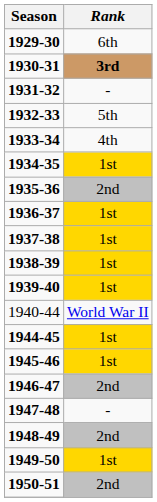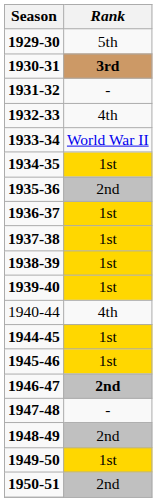(108, 41) 6th -> (108, 41) 5th
(108, 115) 5th -> (108, 115) 4th
(108, 139) 4th -> (108, 139) World War II
(108, 312) World War II -> (108, 312) 4th
(108, 386) normal -> (108, 386) bold
